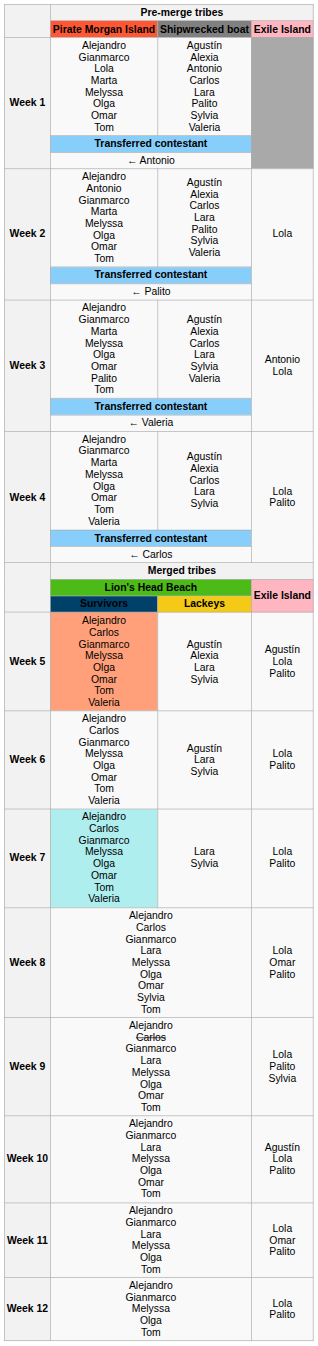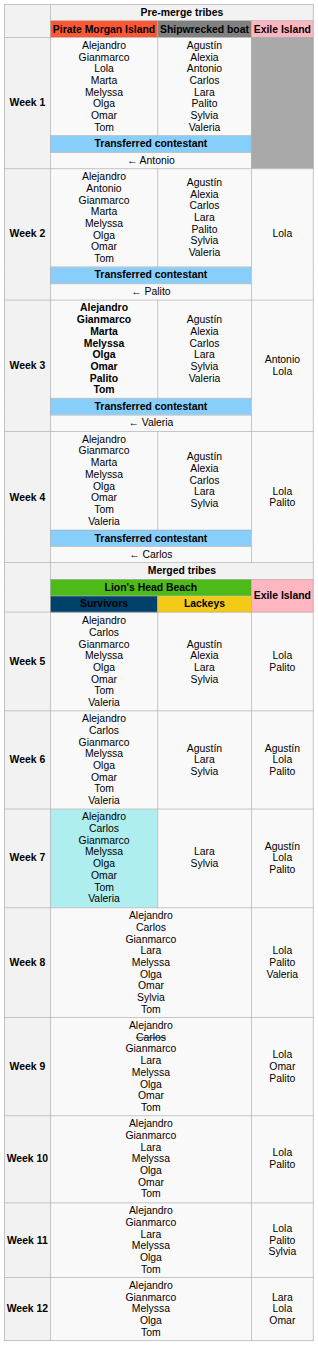(104, 349) normal -> (104, 349) bold
(104, 661) lightsalmon background -> (104, 661) no background
(282, 661) Agustín Lola Palito -> (282, 661) Lola Palito
(282, 760) Lola Palito -> (282, 760) Agustín Lola Palito
(282, 858) Lola Palito -> (282, 858) Agustín Lola Palito
(282, 962) Lola Omar Palito -> (282, 962) Lola Palito Valeria
(282, 1066) Lola Palito Sylvia -> (282, 1066) Lola Omar Palito
(282, 1159) Agustín Lola Palito -> (282, 1159) Lola Palito
(282, 1240) Lola Omar Palito -> (282, 1240) Lola Palito Sylvia
(282, 1309) Lola Palito -> (282, 1309) Lara Lola Omar
